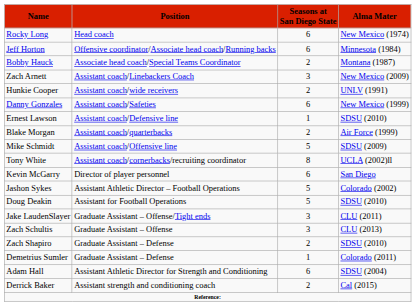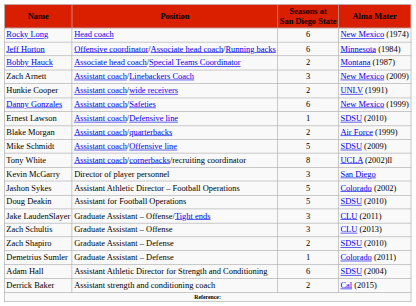(308, 173) 6 -> (308, 173) 3
